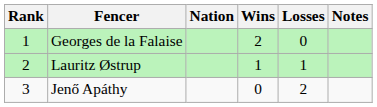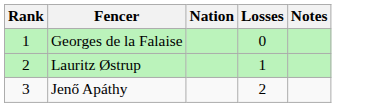- column: (258, 16)
